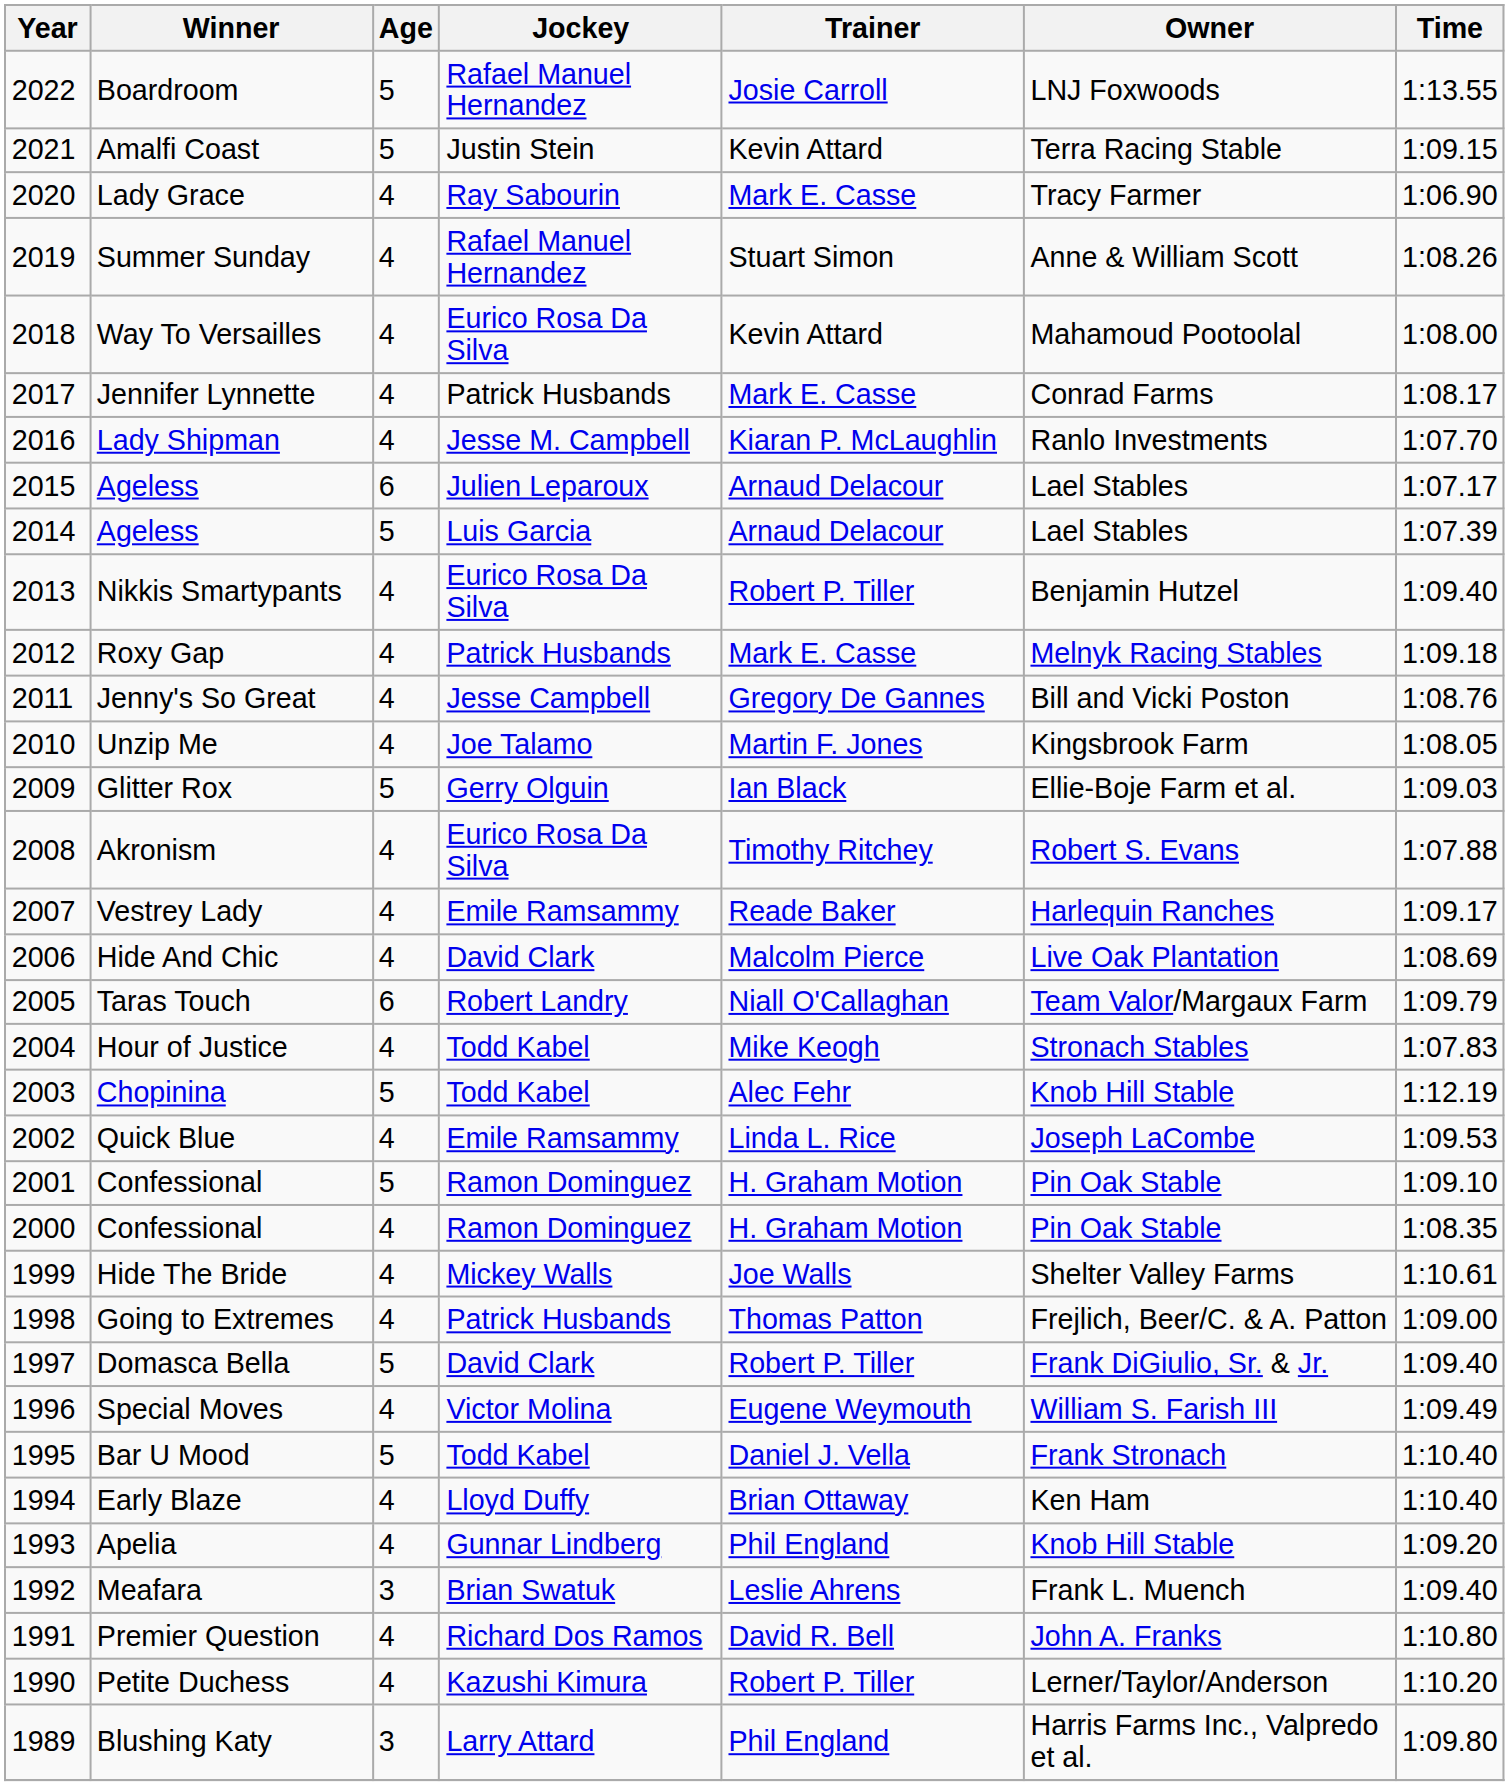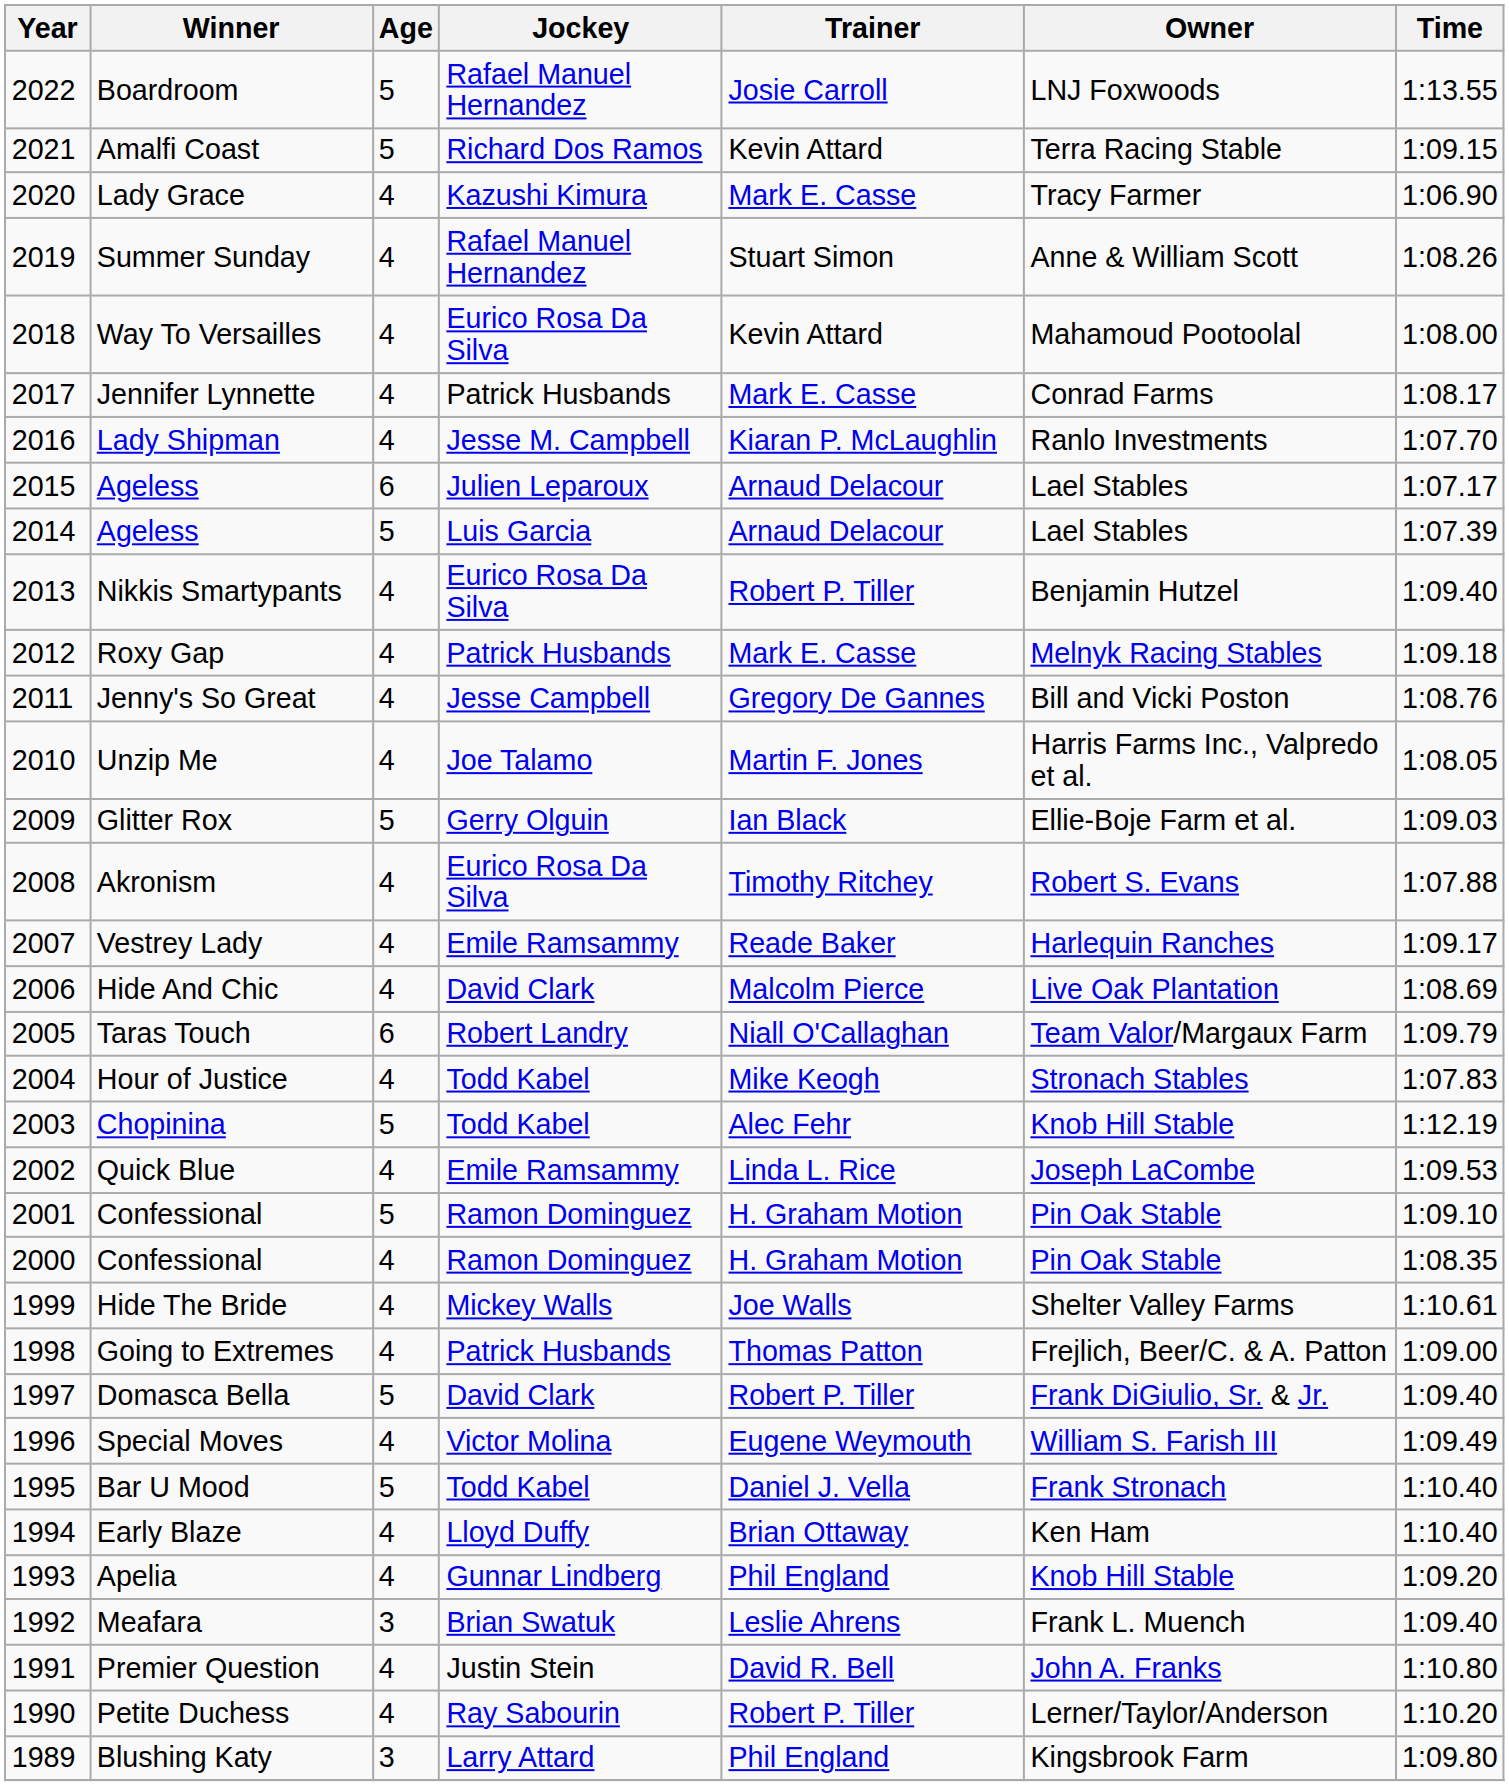(520, 150) Justin Stein -> (575, 150) Richard Dos Ramos
(533, 196) Ray Sabourin -> (547, 196) Kazushi Kimura
(1139, 744) Kingsbrook Farm -> (1204, 760) Harris Farms Inc., Valpredo et al.
(575, 1636) Richard Dos Ramos -> (520, 1668) Justin Stein
(547, 1681) Kazushi Kimura -> (533, 1713) Ray Sabourin
(1204, 1742) Harris Farms Inc., Valpredo et al. -> (1139, 1758) Kingsbrook Farm
